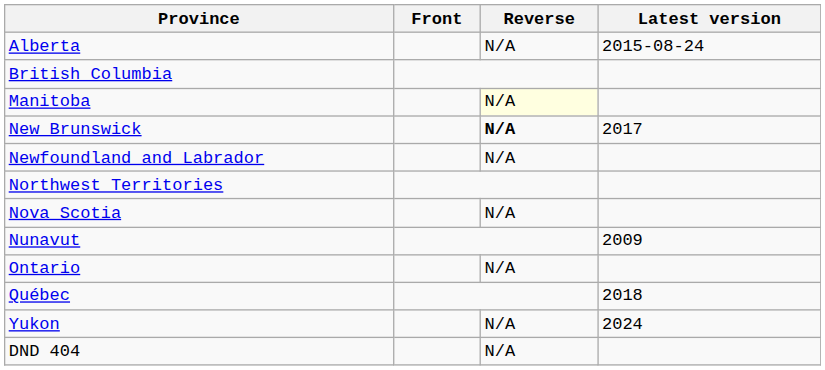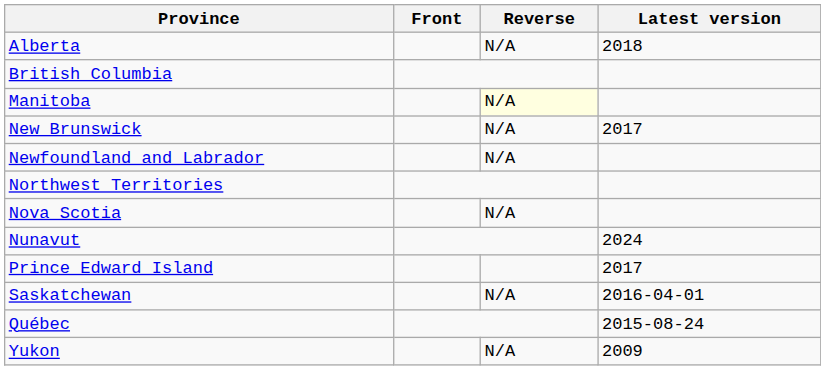(653, 46) 2015-08-24 -> (622, 46) 2018
(500, 130) bold -> (500, 130) normal
(622, 241) 2009 -> (622, 241) 2024
- row: (44, 268)
+ row: (111, 268)
+ row: (70, 296)
(622, 296) 2018 -> (653, 324) 2015-08-24
(622, 324) 2024 -> (622, 352) 2009
- row: (44, 352)
